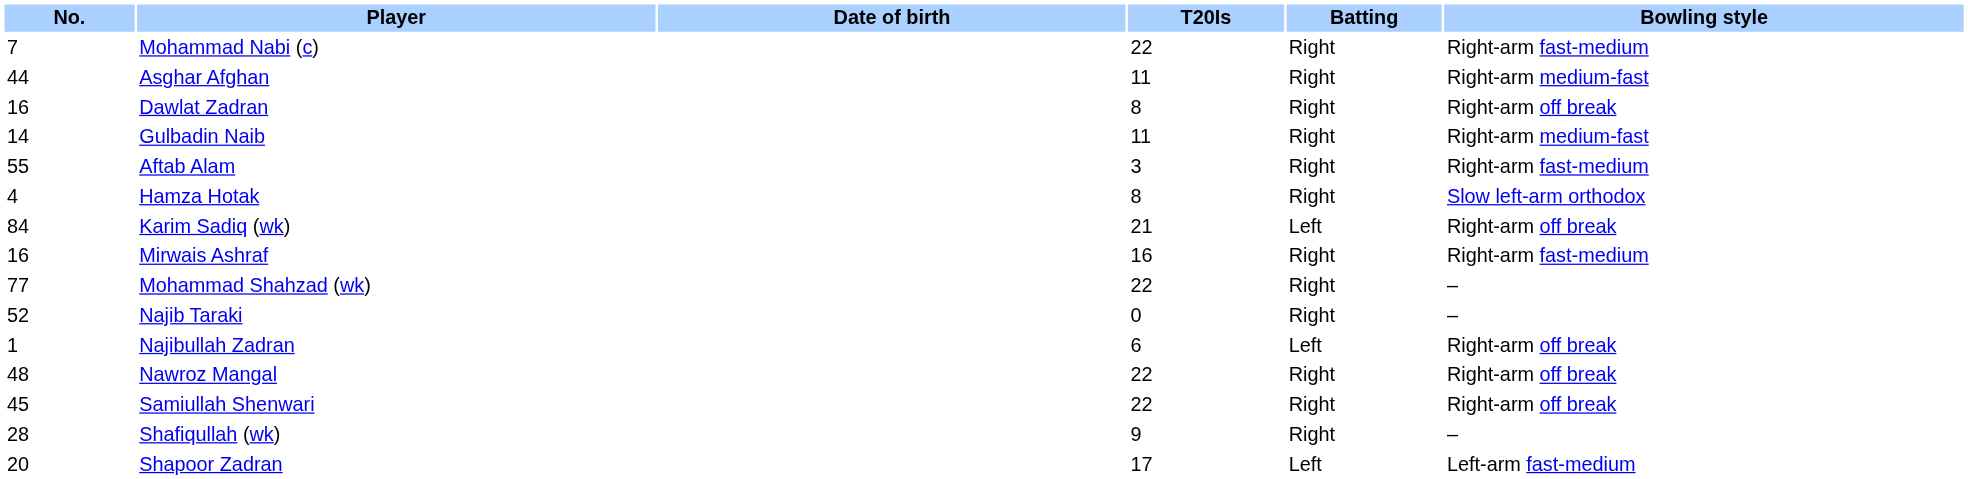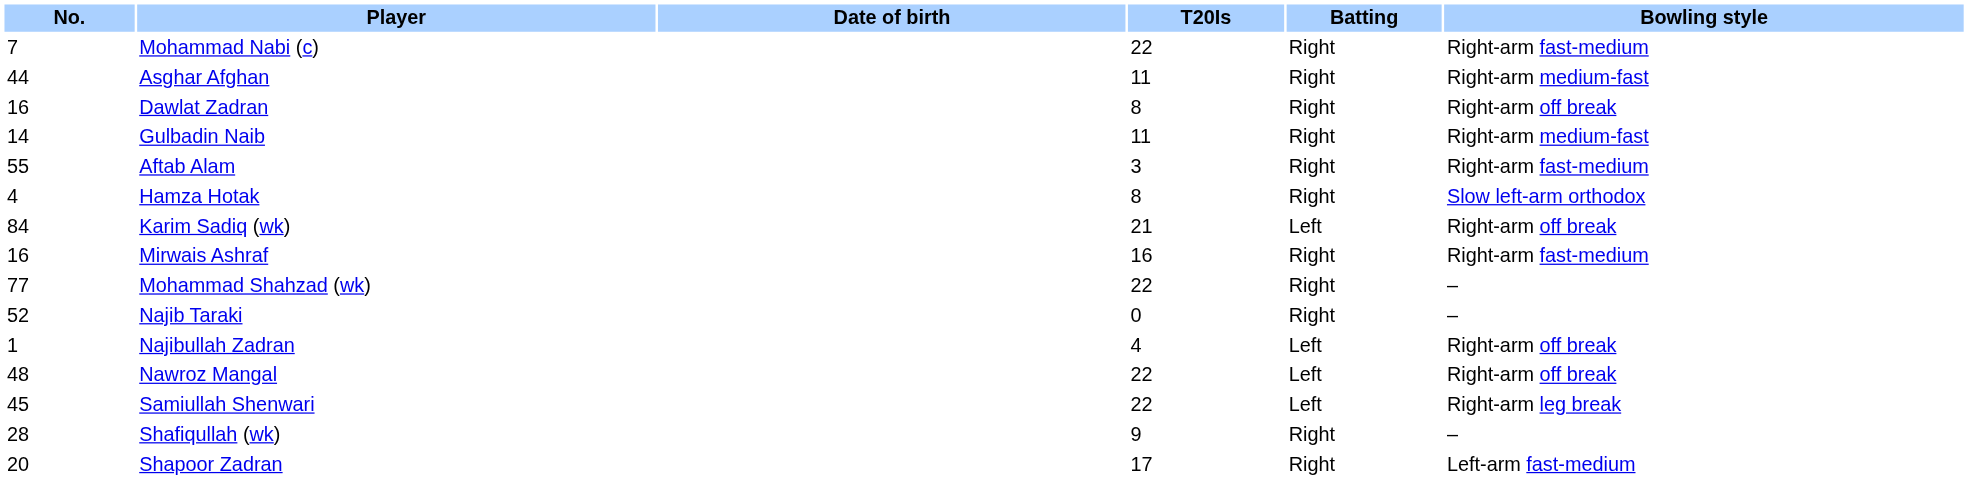(1136, 345) 6 -> (1136, 345) 4
(1312, 375) Right -> (1305, 375) Left
(1312, 404) Right -> (1305, 404) Left
(1532, 404) Right-arm off break -> (1534, 404) Right-arm leg break
(1305, 464) Left -> (1312, 464) Right
